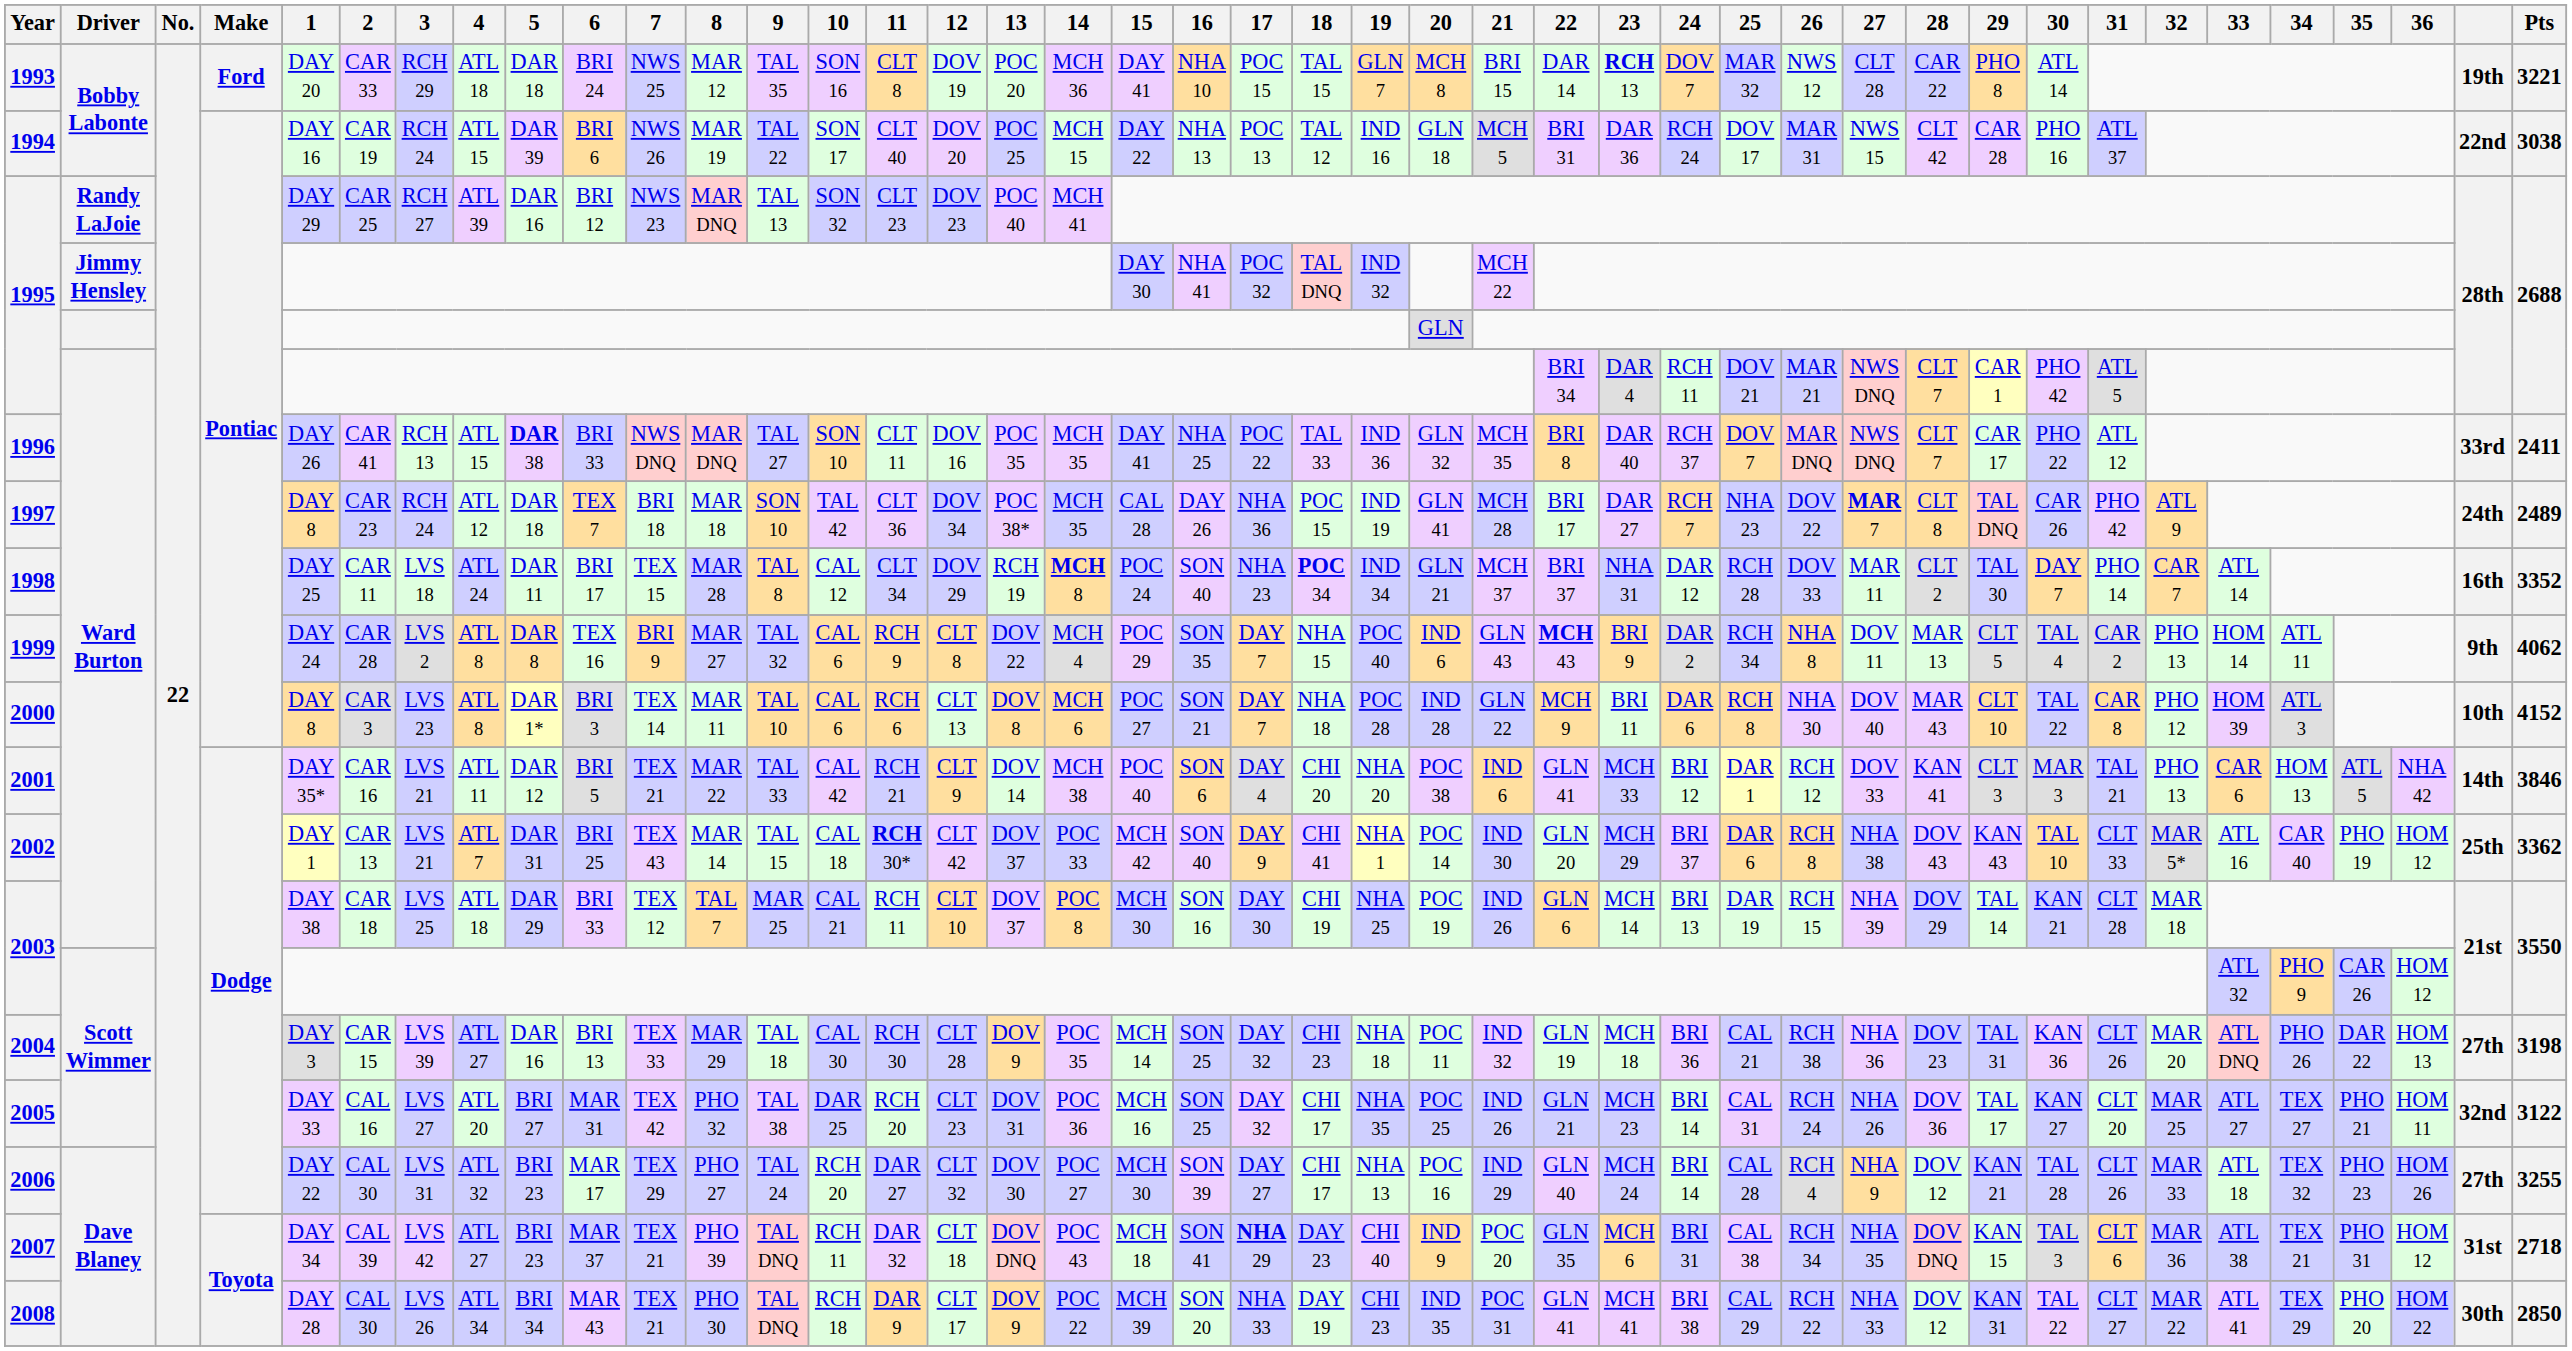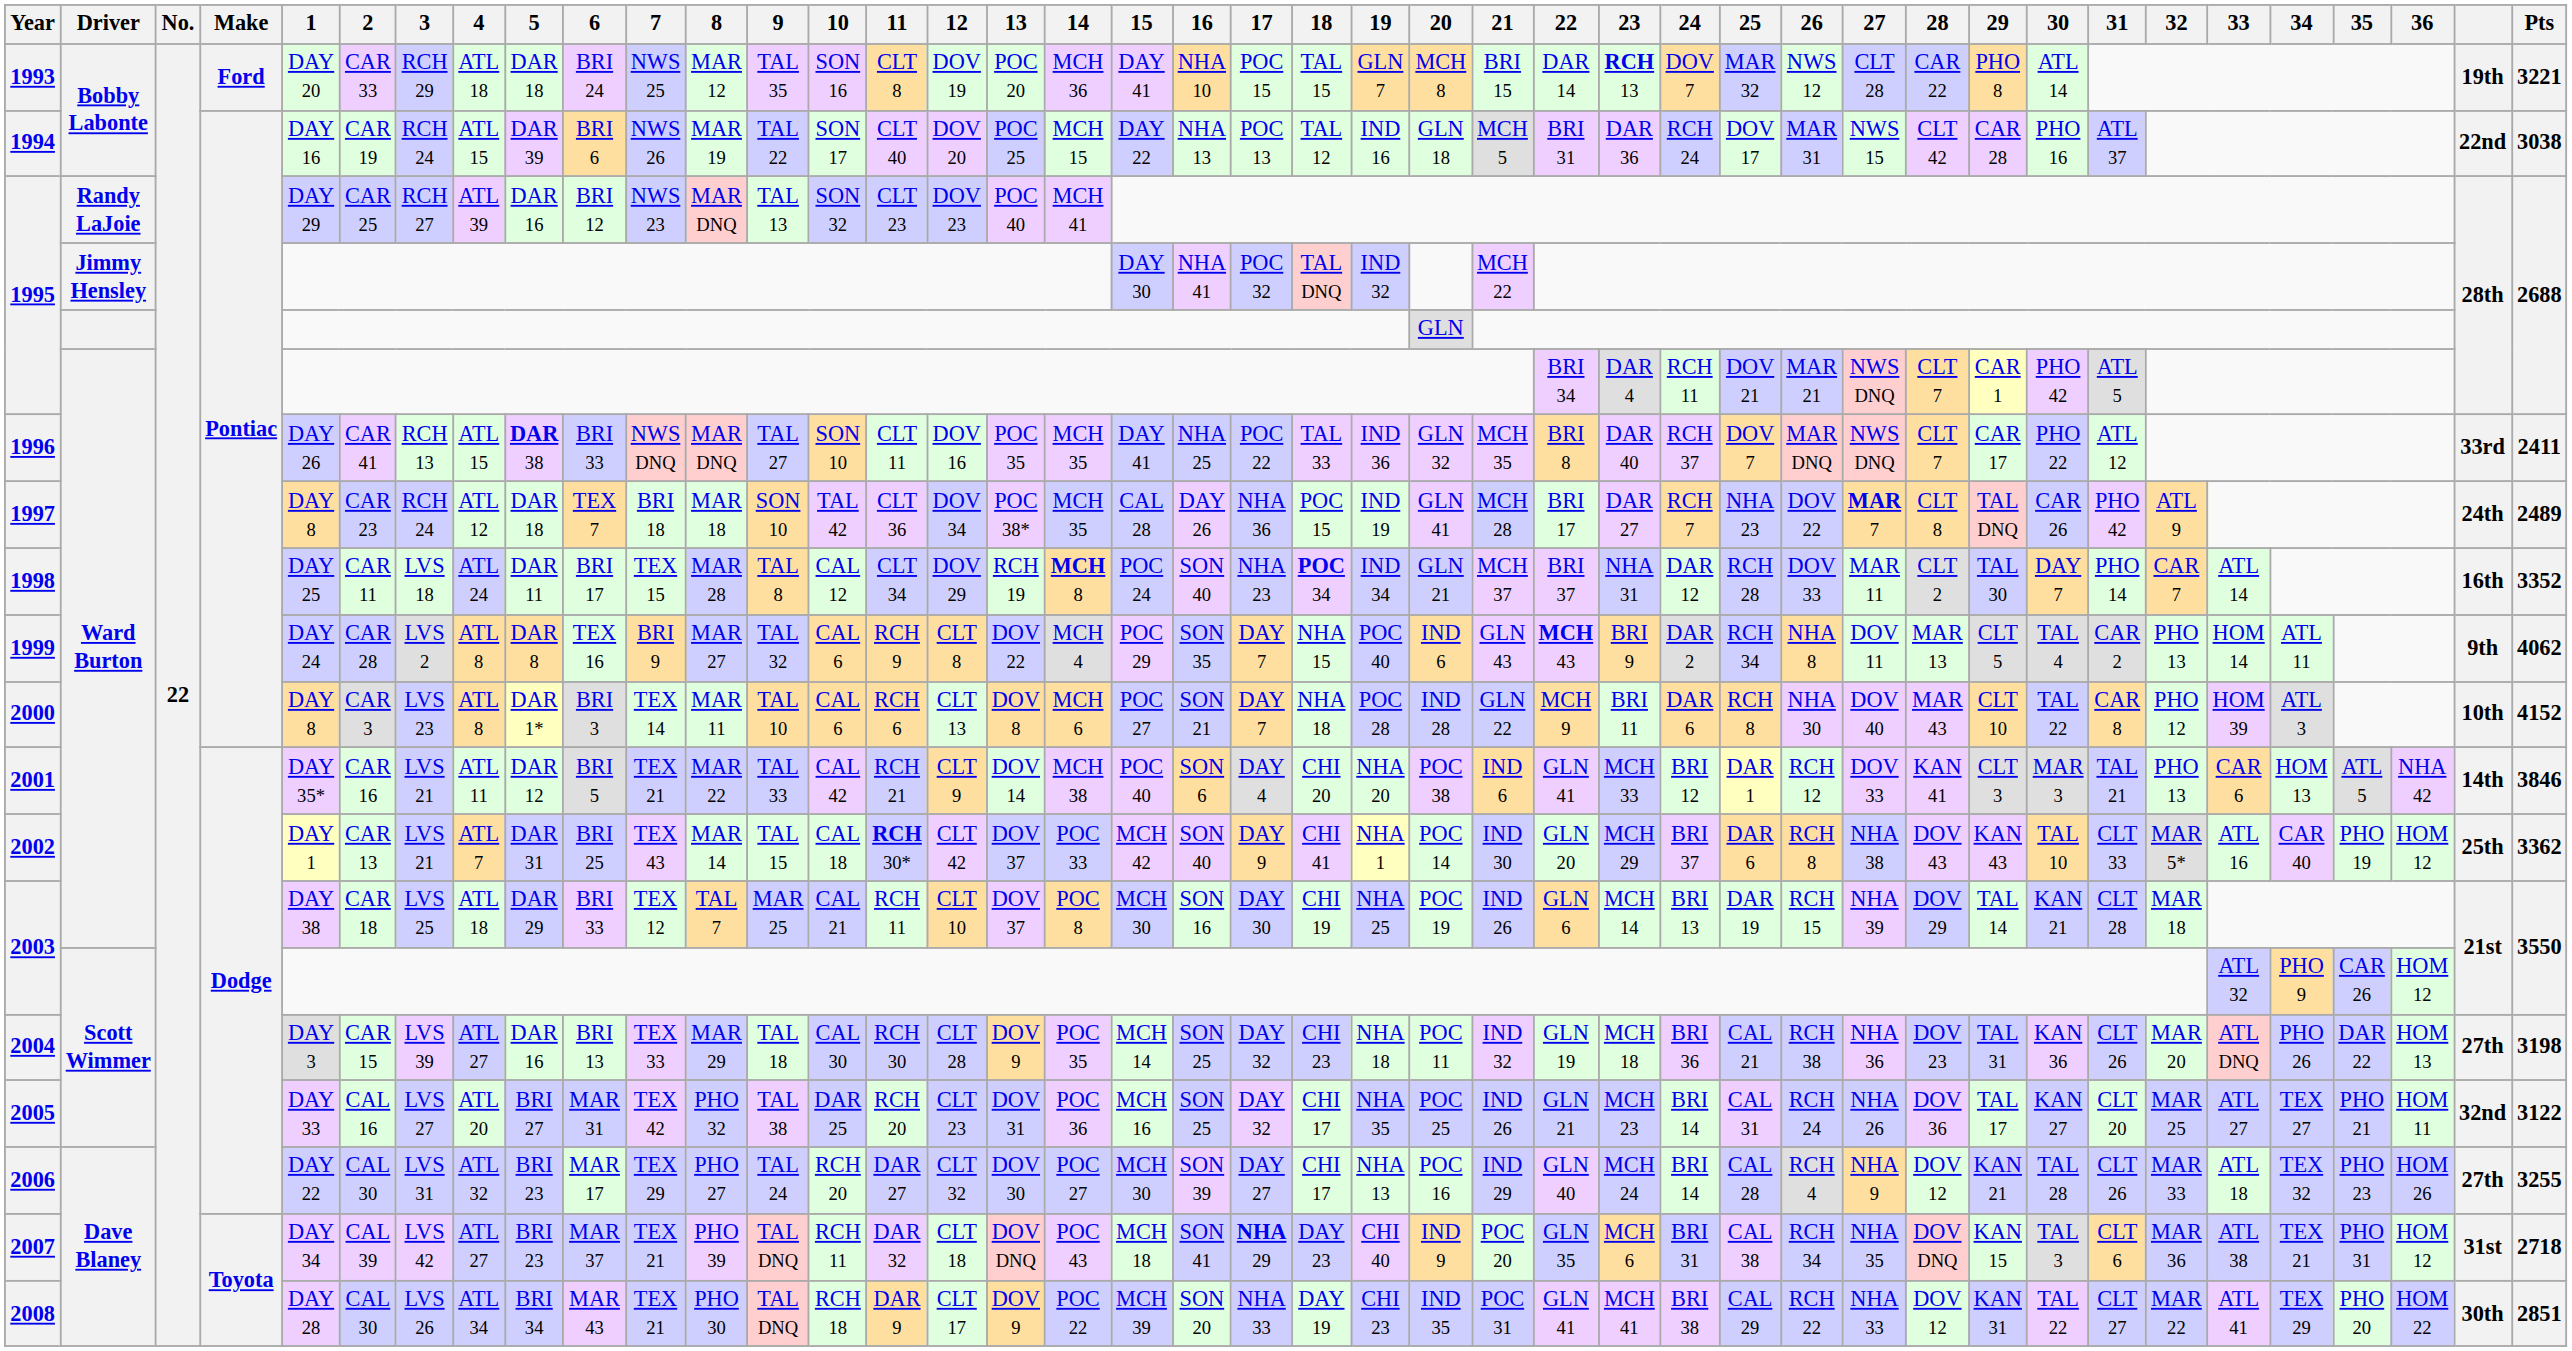(2539, 1313) 2850 -> (2539, 1313) 2851
